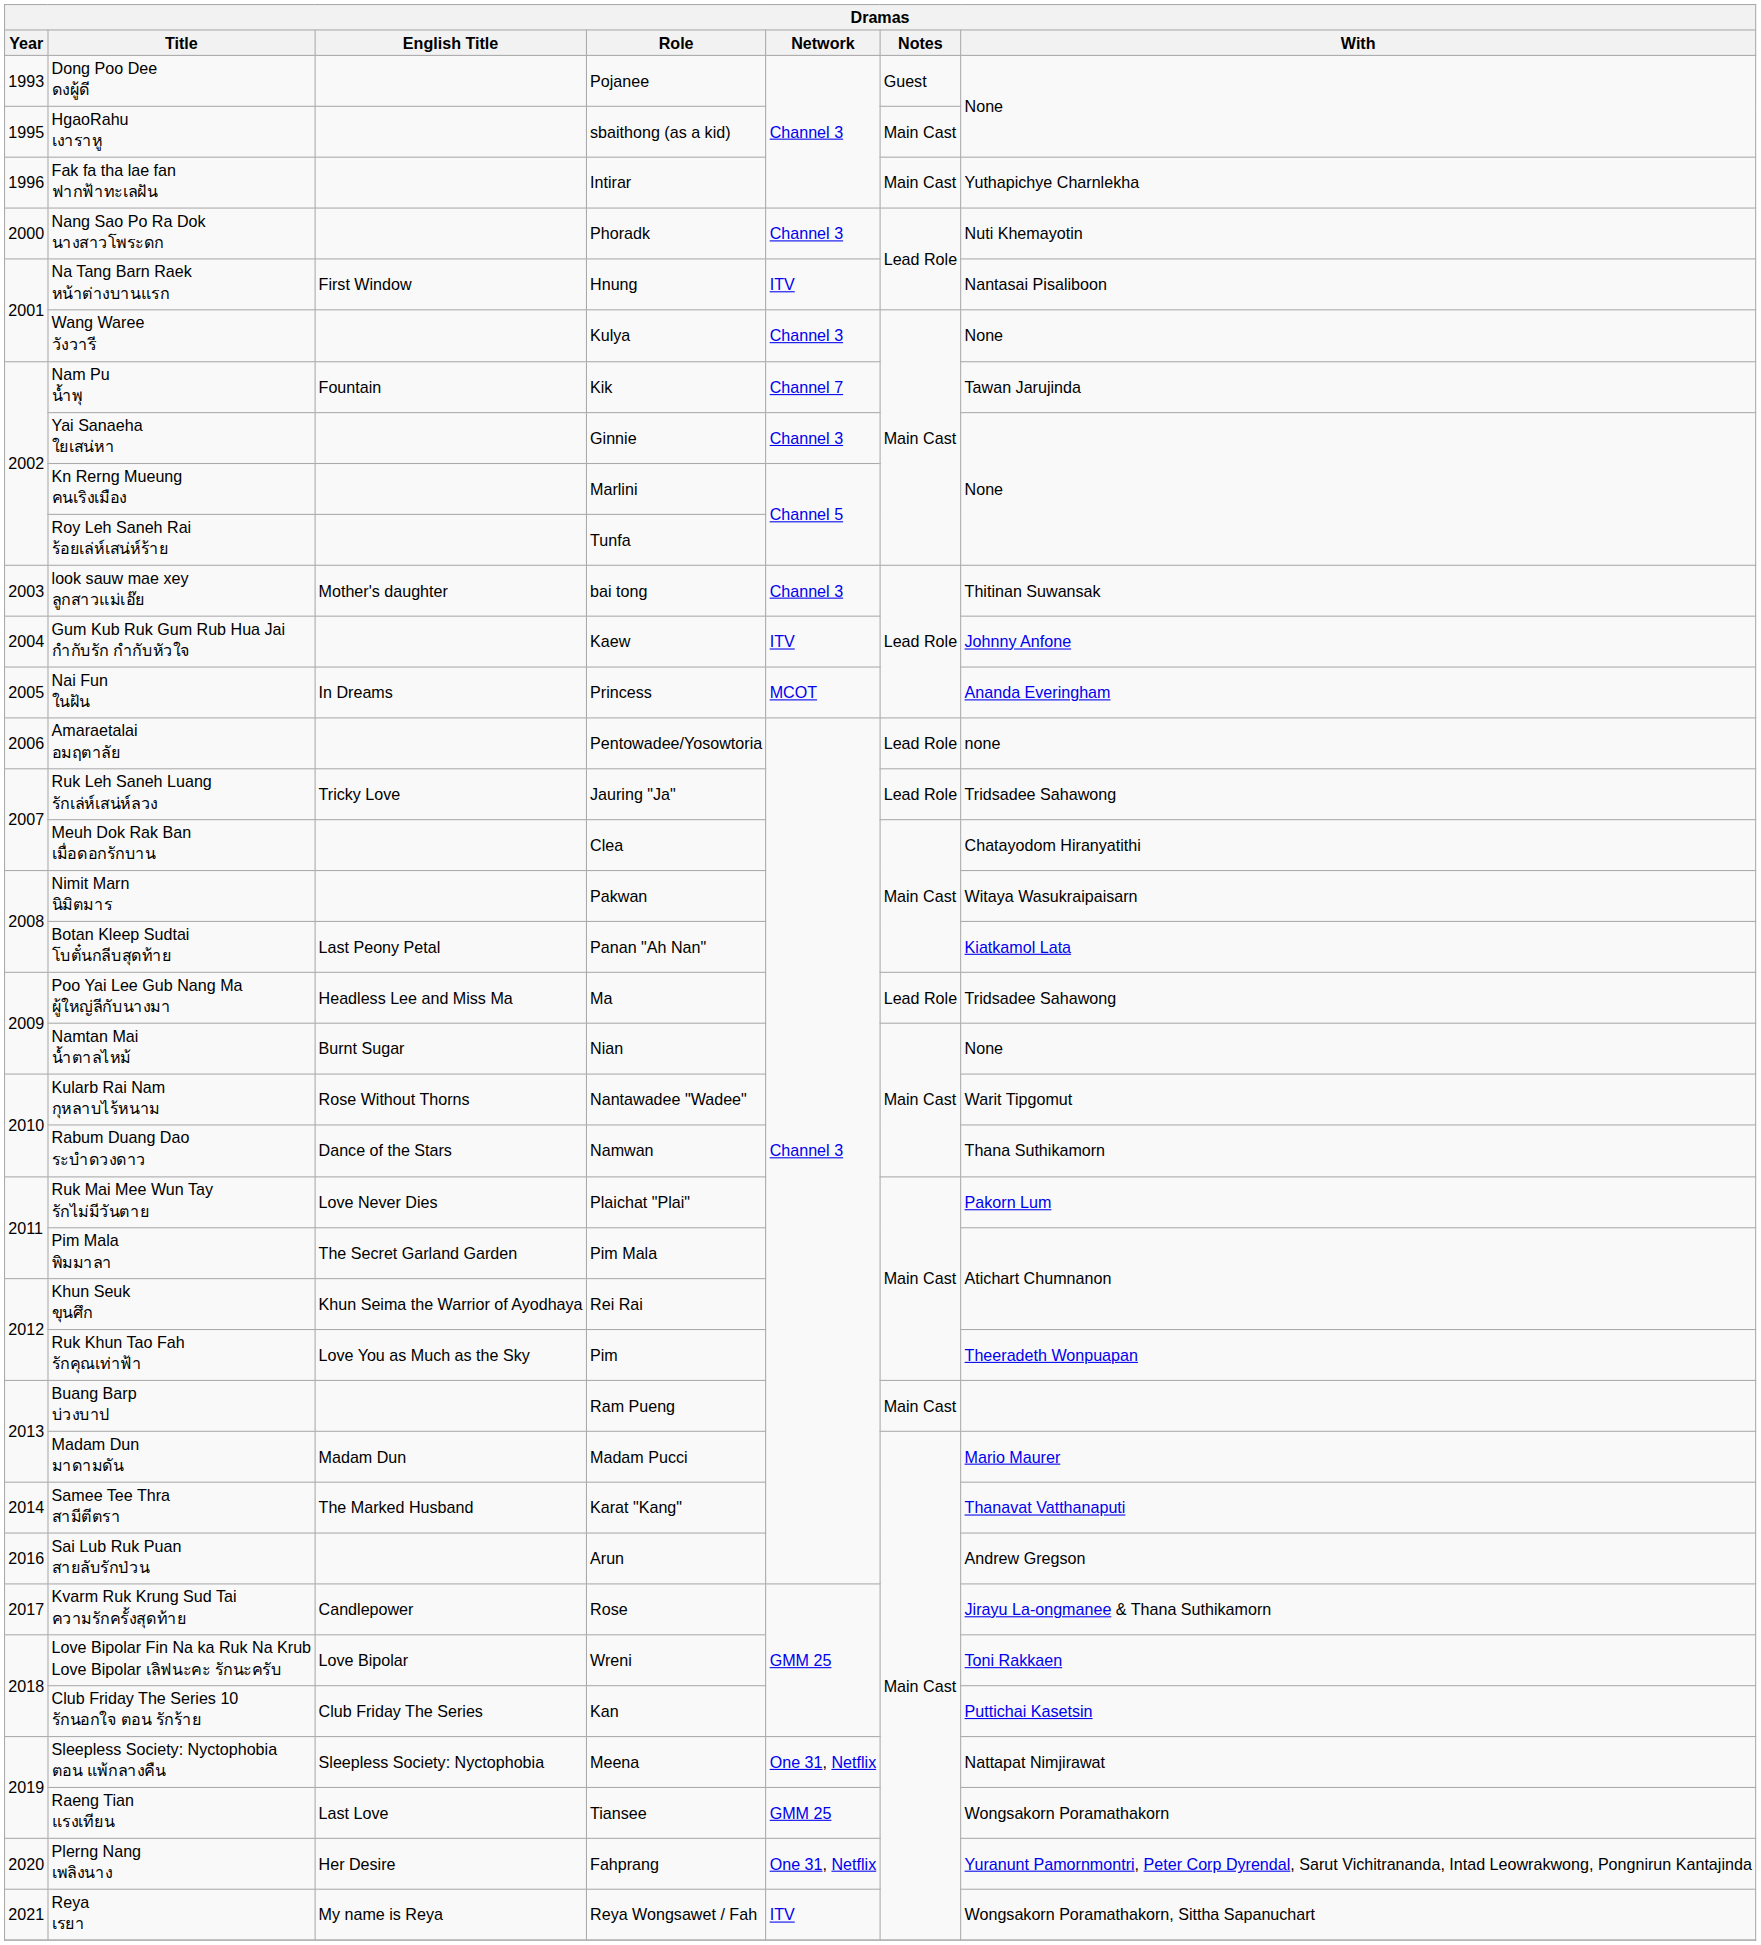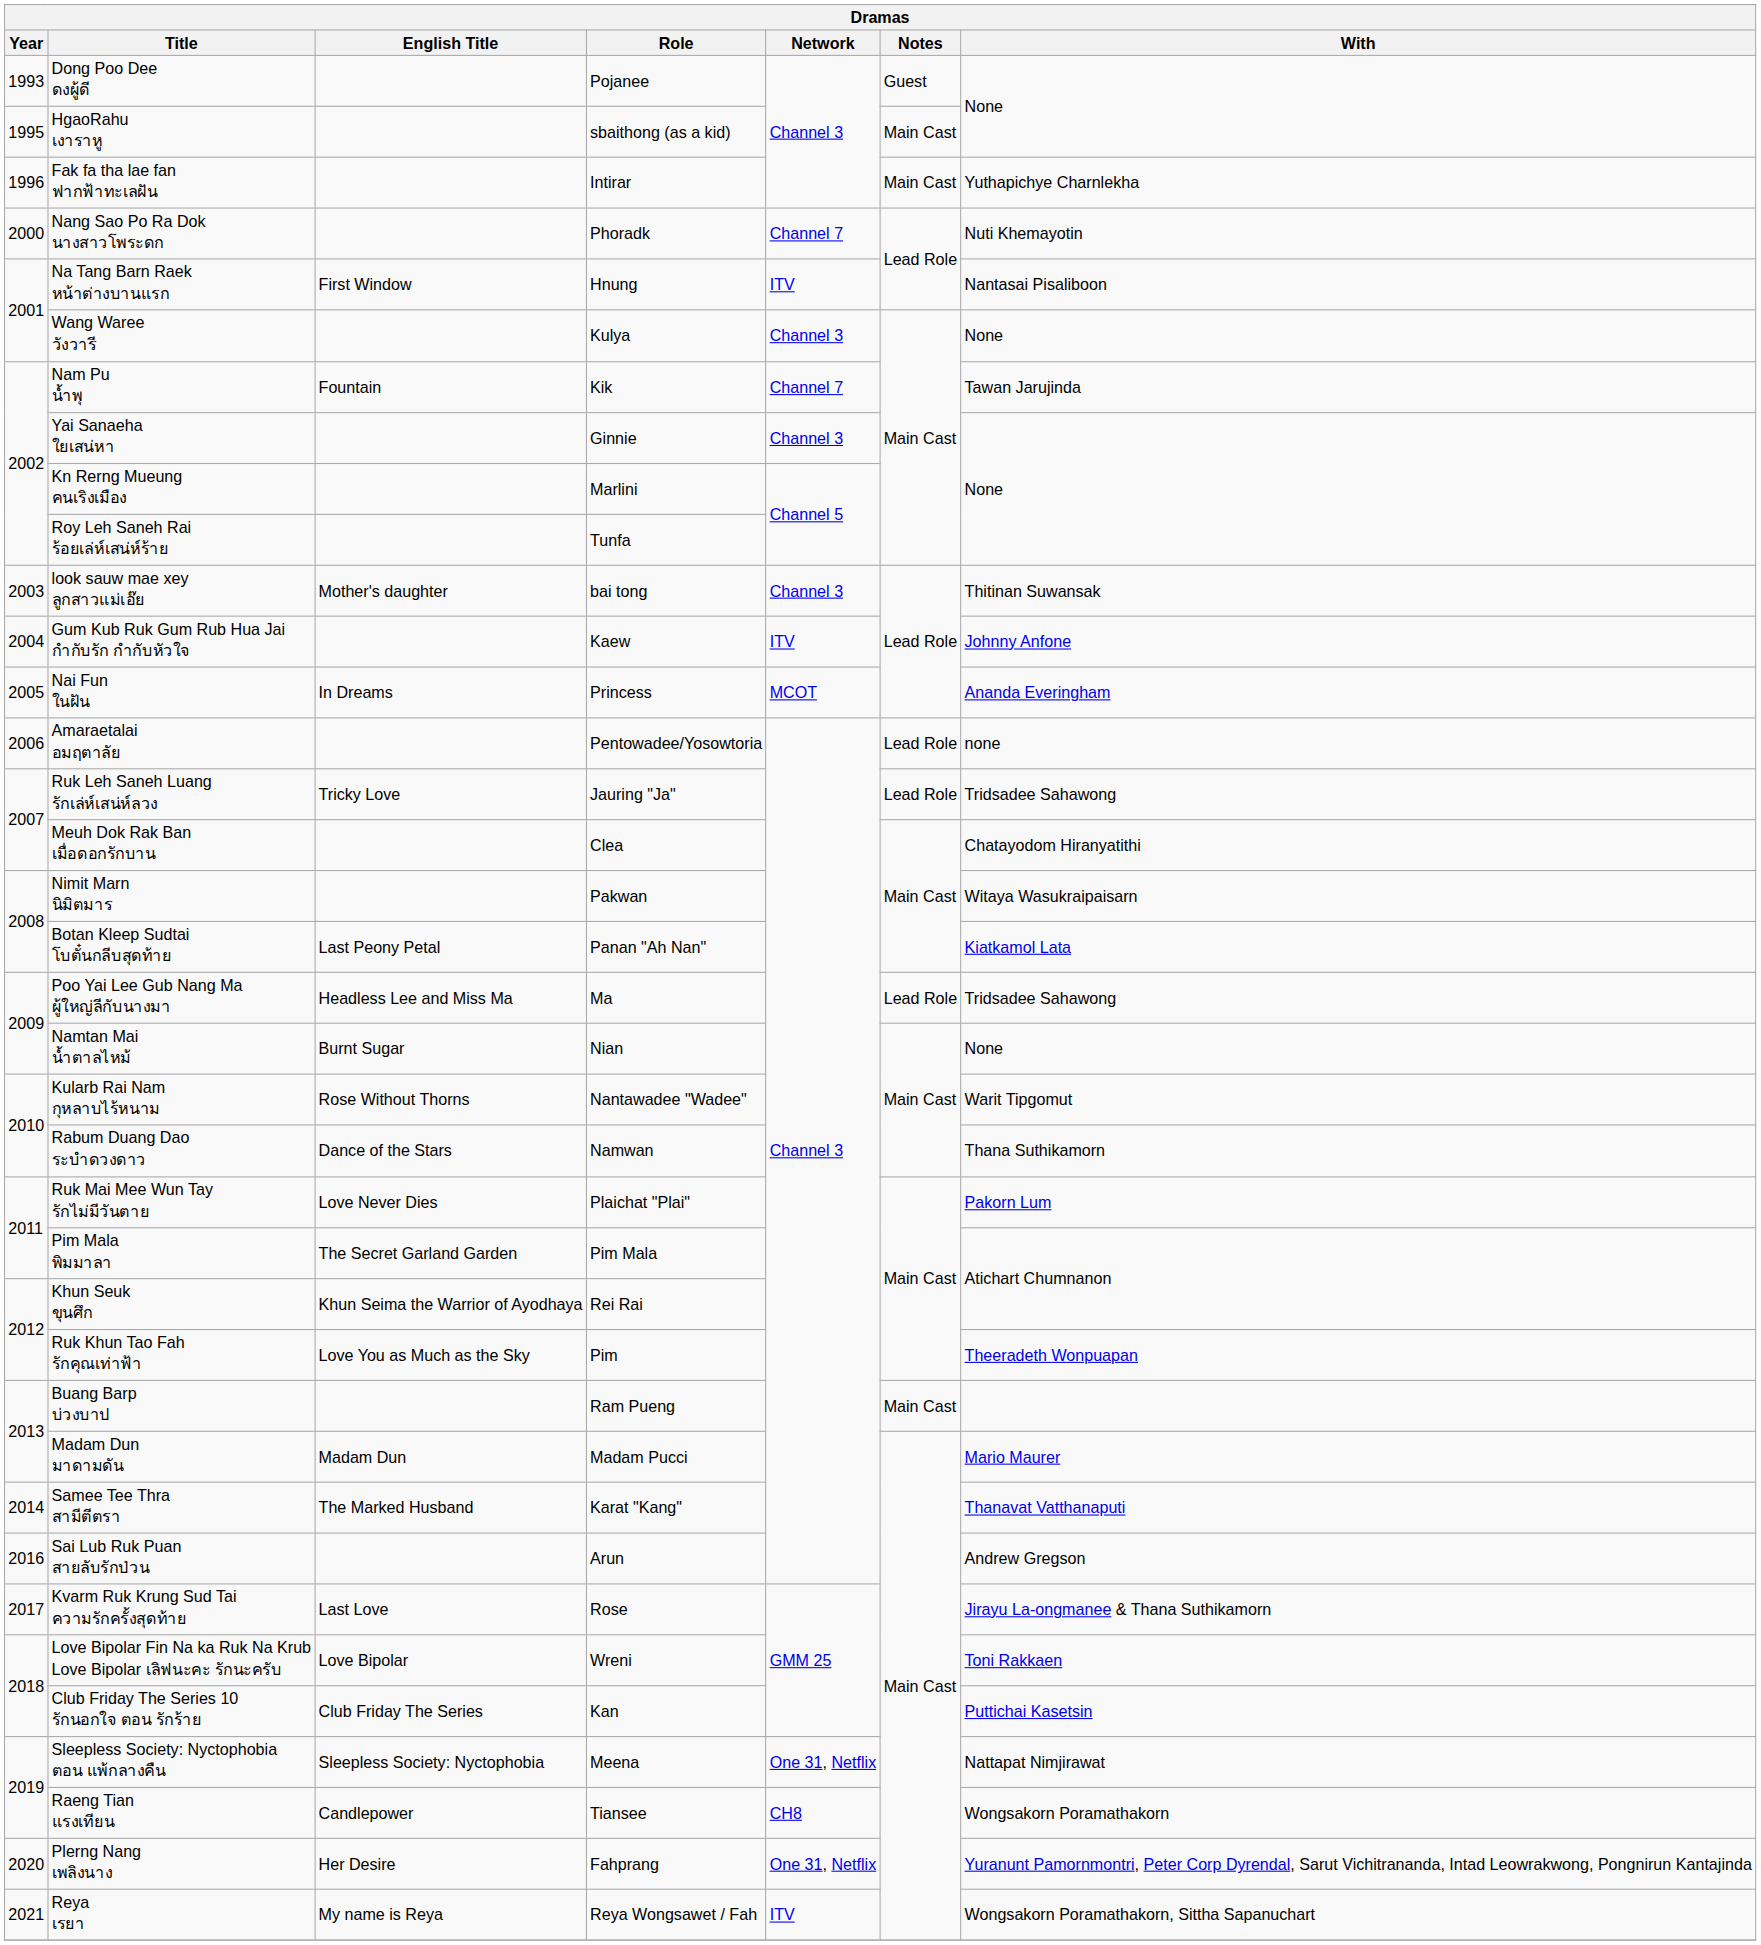(806, 234) Channel 3 -> (806, 234) Channel 7
(366, 1610) Candlepower -> (353, 1610) Last Love
(353, 1813) Last Love -> (366, 1813) Candlepower
(801, 1813) GMM 25 -> (786, 1813) CH8
